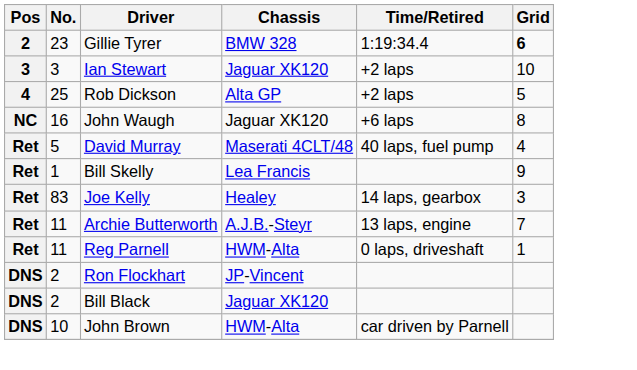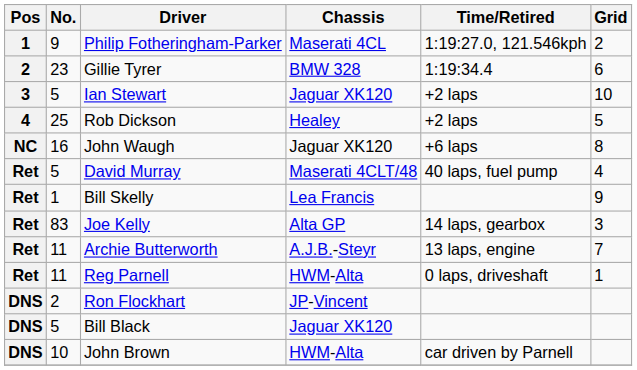+ row: (183, 43)
(521, 43) bold -> (599, 69) normal
(55, 69) 3 -> (55, 95) 5
(253, 95) Alta GP -> (315, 121) Healey
(250, 198) Healey -> (317, 224) Alta GP
(55, 301) 2 -> (55, 327) 5
